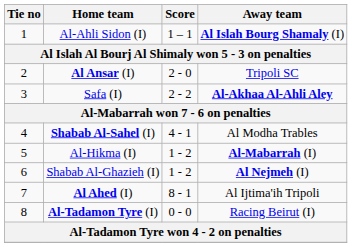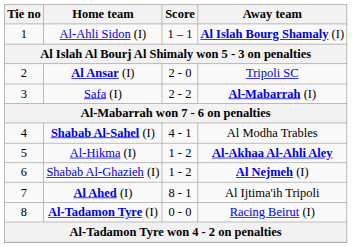(272, 93) Al-Akhaa Al-Ahli Aley -> (272, 93) Al-Mabarrah (I)
(272, 152) Al-Mabarrah (I) -> (272, 152) Al-Akhaa Al-Ahli Aley
